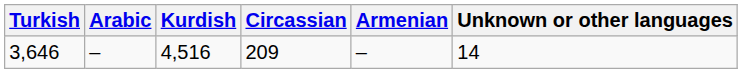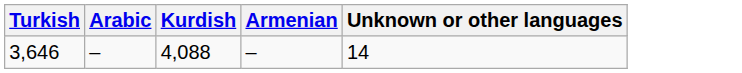- column: (296, 20)
(186, 52) 4,516 -> (186, 52) 4,088
